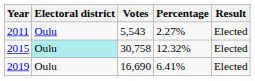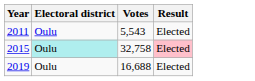- column: (182, 13)
(136, 48) 30,758 -> (136, 48) 32,758
(231, 48) no background -> (173, 48) pink background
(136, 66) 16,690 -> (136, 66) 16,688
